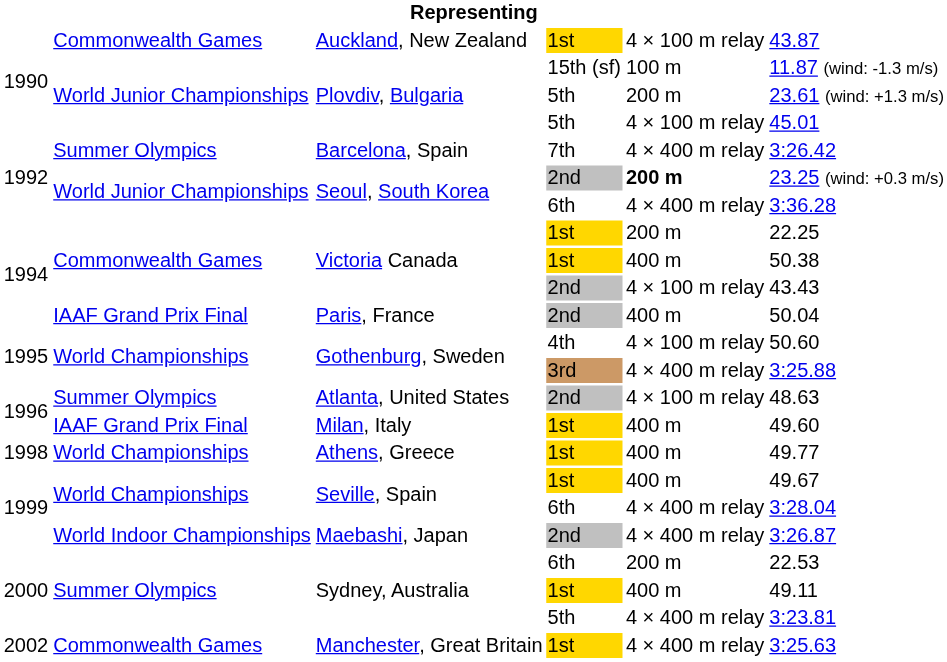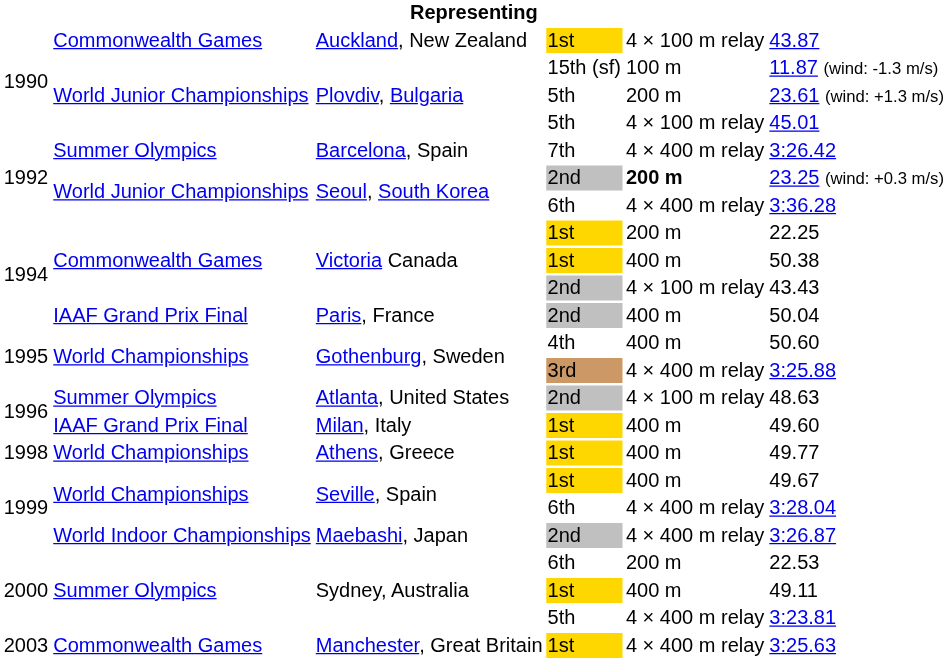(695, 342) 4 × 100 m relay -> (654, 342) 400 m
(26, 645) 2002 -> (26, 645) 2003
